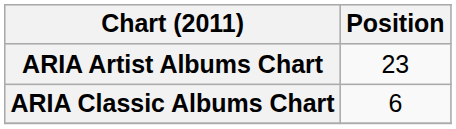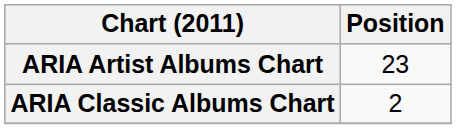(395, 103) 6 -> (395, 103) 2
